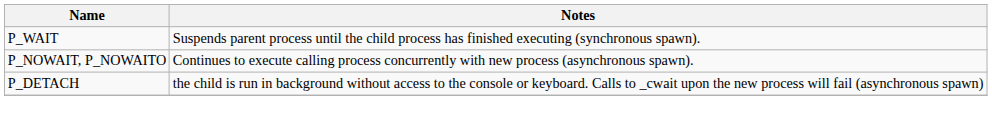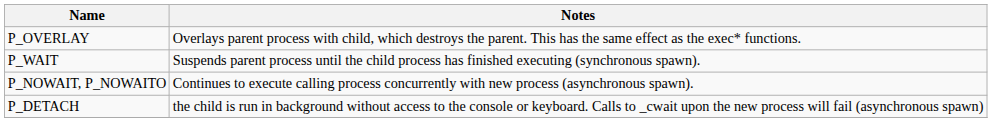+ row: (49, 38)
